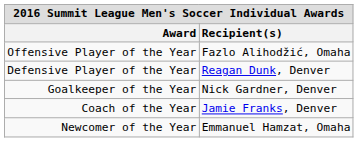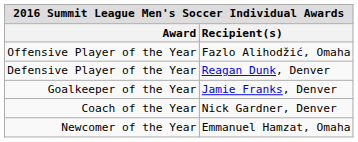(269, 89) Nick Gardner, Denver -> (269, 89) Jamie Franks, Denver
(269, 108) Jamie Franks, Denver -> (269, 108) Nick Gardner, Denver
